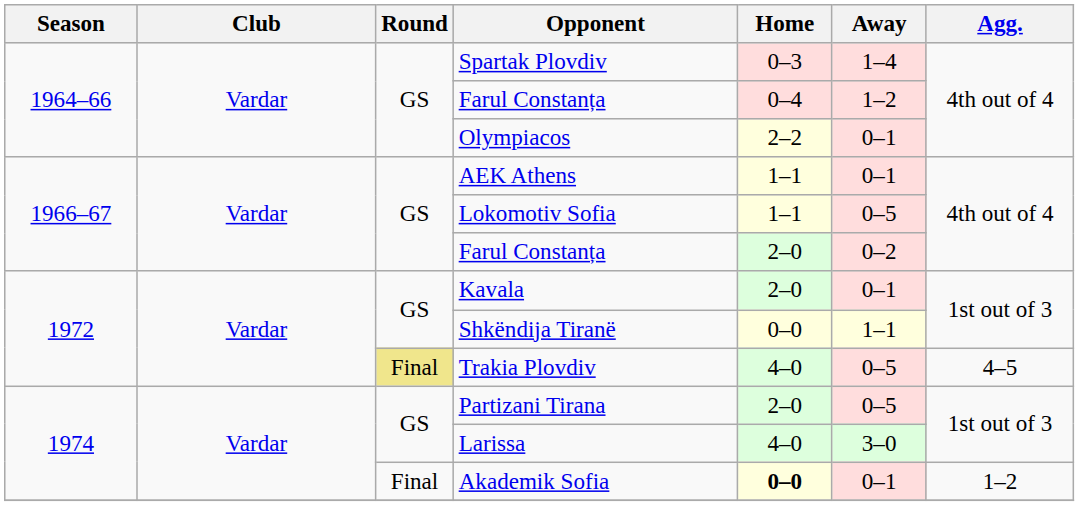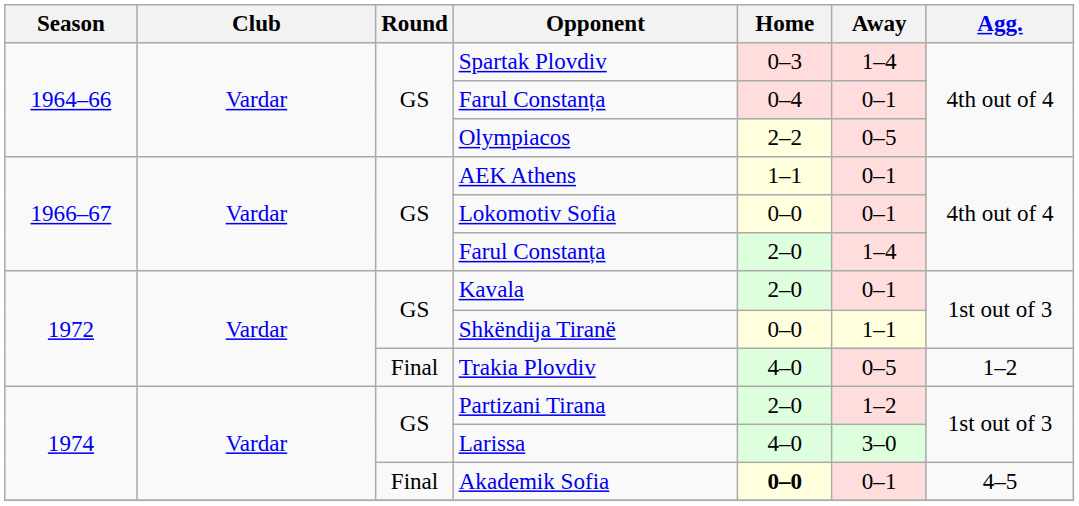(879, 99) 1–2 -> (879, 99) 0–1
(879, 138) 0–1 -> (879, 138) 0–5
(785, 214) 1–1 -> (785, 214) 0–0
(879, 214) 0–5 -> (879, 214) 0–1
(879, 252) 0–2 -> (879, 252) 1–4
(415, 366) khaki background -> (415, 366) no background
(1000, 366) 4–5 -> (1000, 366) 1–2
(879, 404) 0–5 -> (879, 404) 1–2
(1000, 480) 1–2 -> (1000, 480) 4–5
